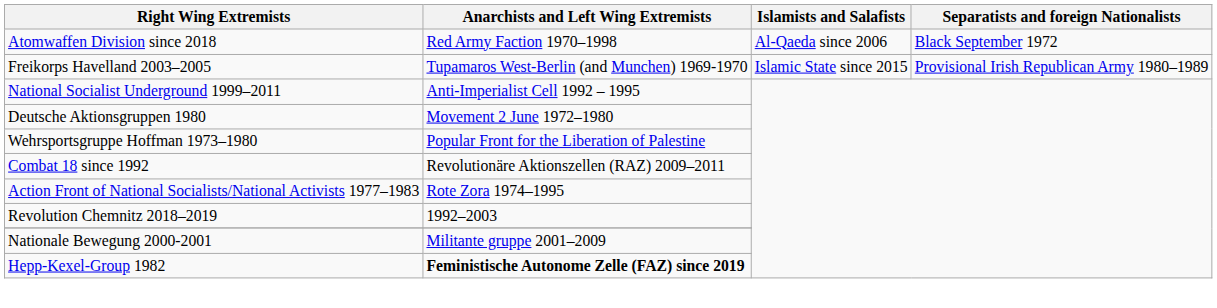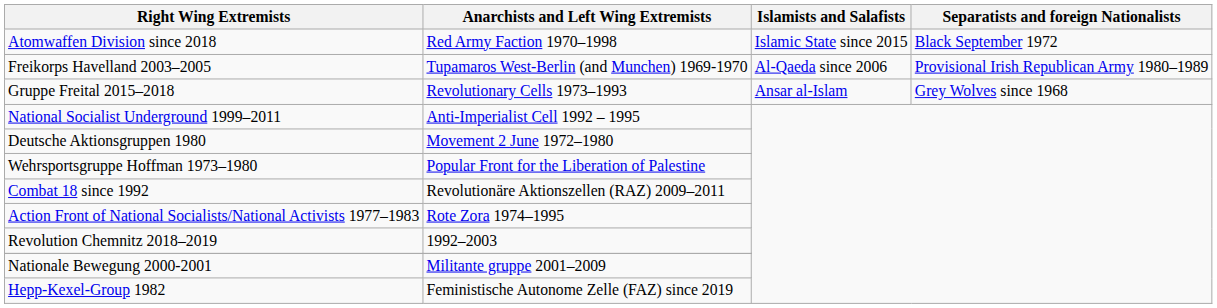(821, 41) Al-Qaeda since 2006 -> (831, 41) Islamic State since 2015
(831, 66) Islamic State since 2015 -> (821, 66) Al-Qaeda since 2006
+ row: (91, 91)
(586, 265) bold -> (580, 290) normal
